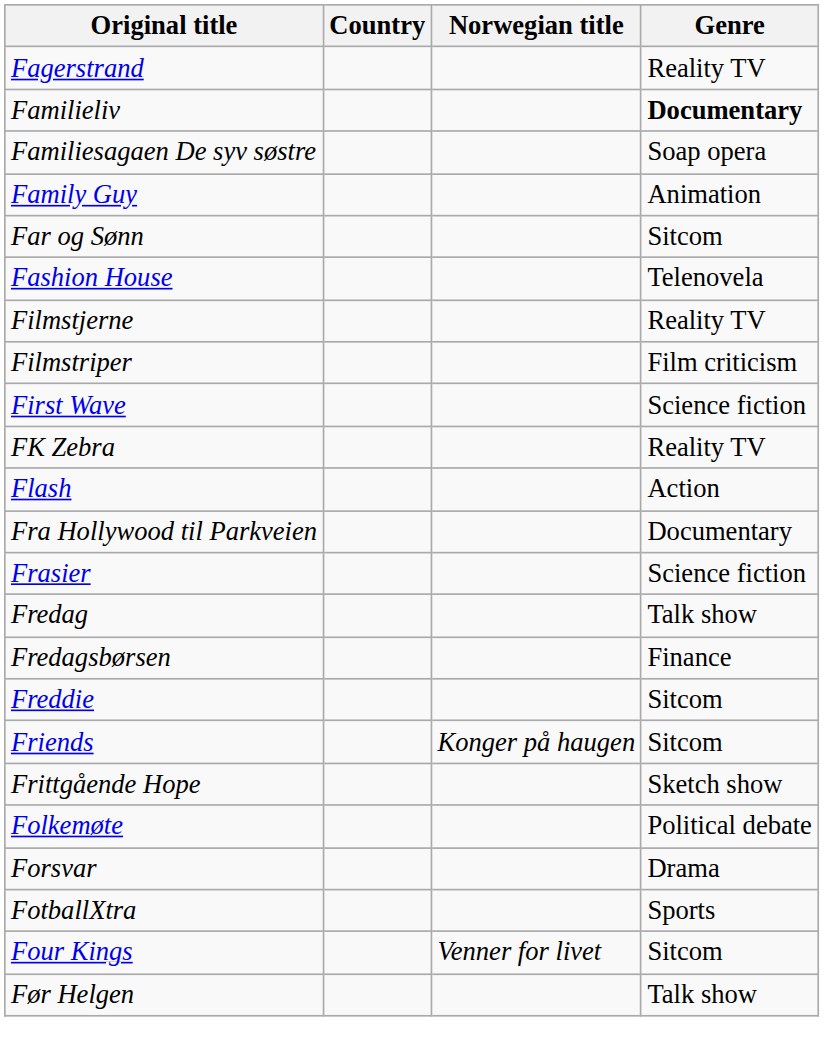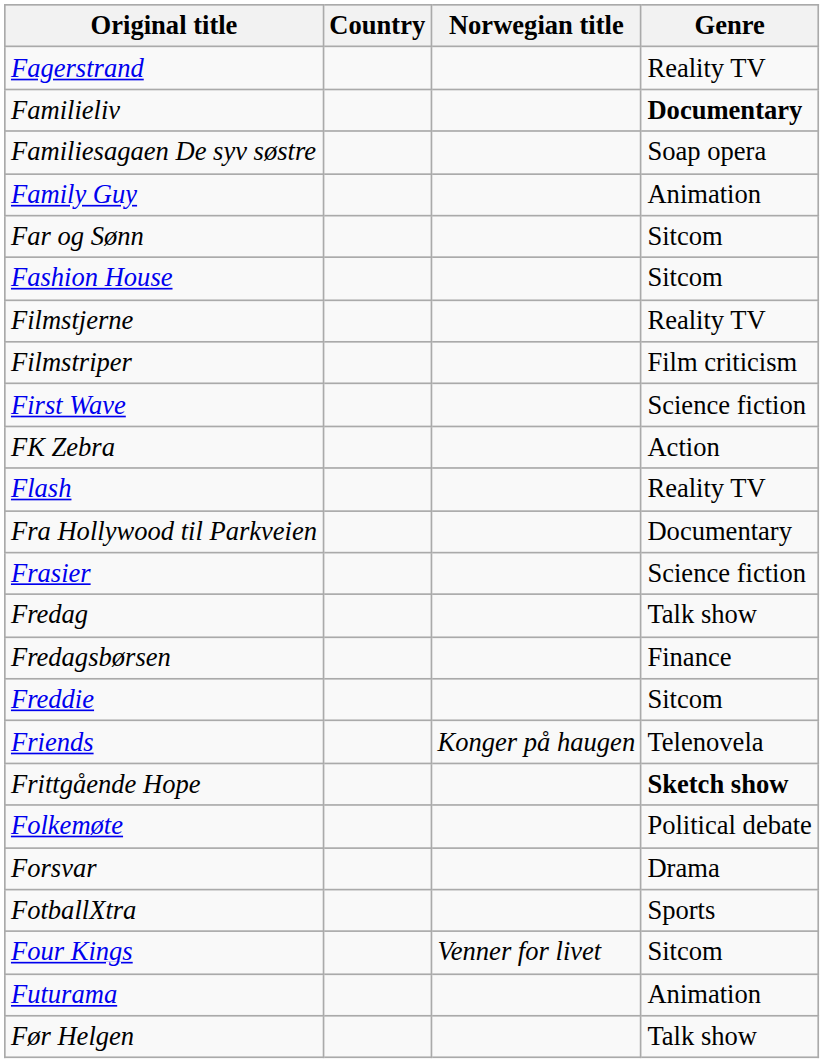(705, 278) Telenovela -> (685, 278) Sitcom
(707, 446) Reality TV -> (684, 446) Action
(684, 488) Action -> (707, 488) Reality TV
(685, 741) Sitcom -> (705, 741) Telenovela
(715, 783) normal -> (718, 783) bold
+ row: (64, 994)
